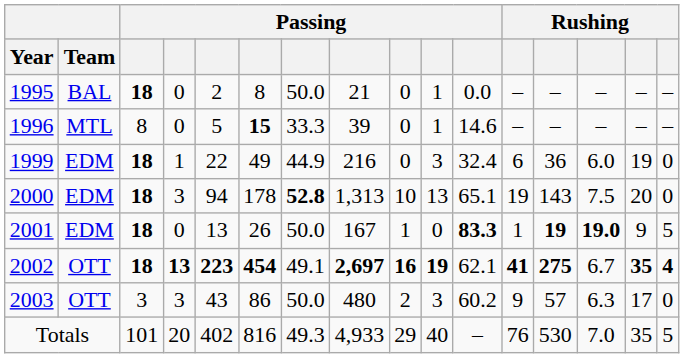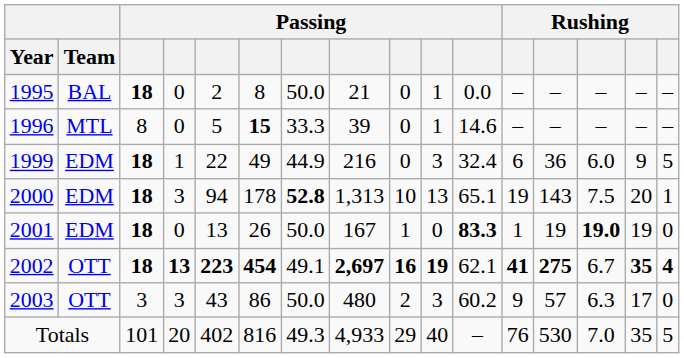(641, 160) 19 -> (641, 160) 9
(668, 160) 0 -> (668, 160) 5
(668, 195) 0 -> (668, 195) 1
(555, 230) bold -> (555, 230) normal
(641, 230) 9 -> (641, 230) 19
(668, 230) 5 -> (668, 230) 0
